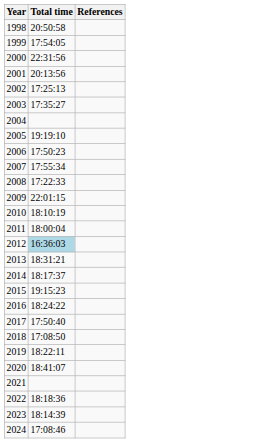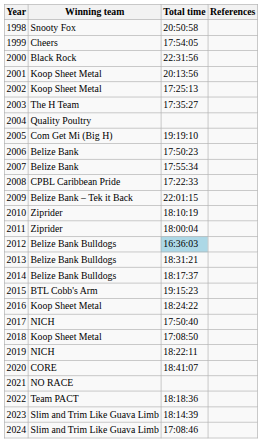+ column: (95, 12)
